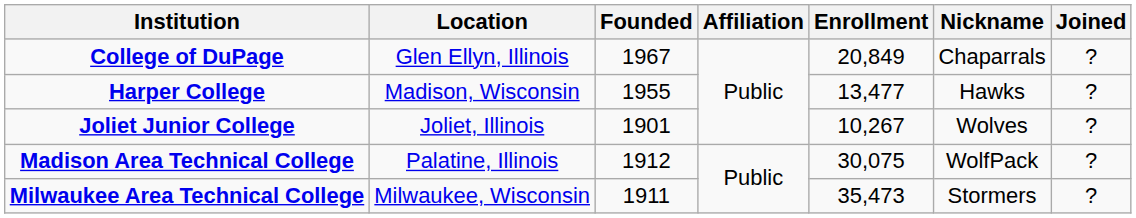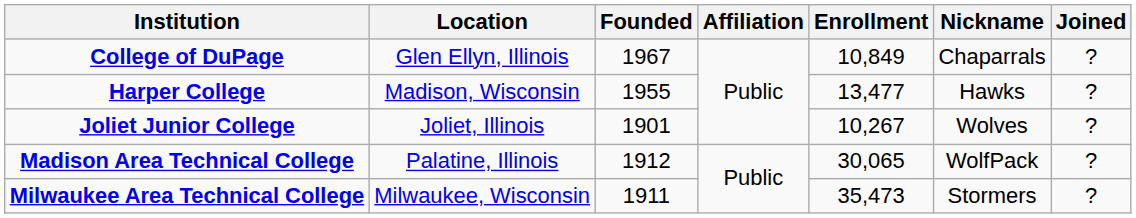(871, 56) 20,849 -> (871, 56) 10,849
(871, 160) 30,075 -> (871, 160) 30,065
